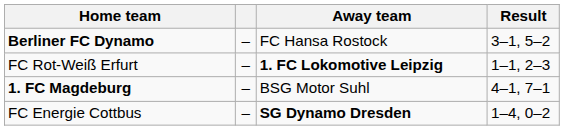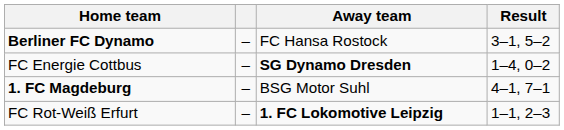rows swapped: (73, 64) <-> (75, 112)
